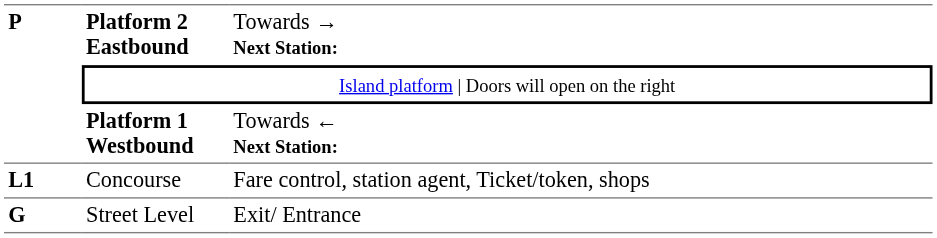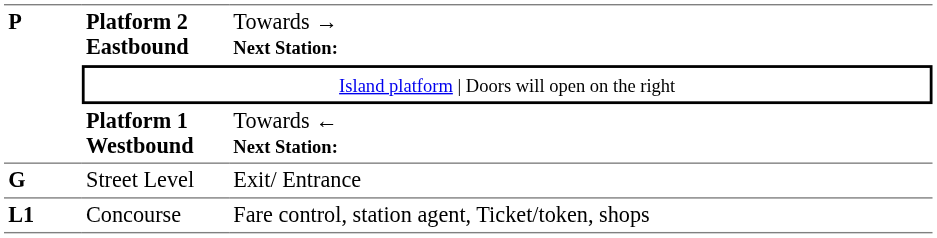rows swapped: (134, 180) <-> (140, 215)
